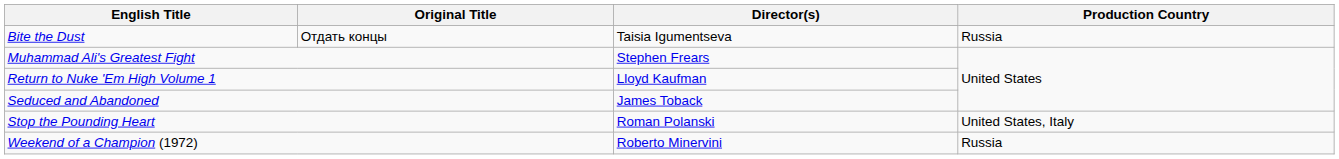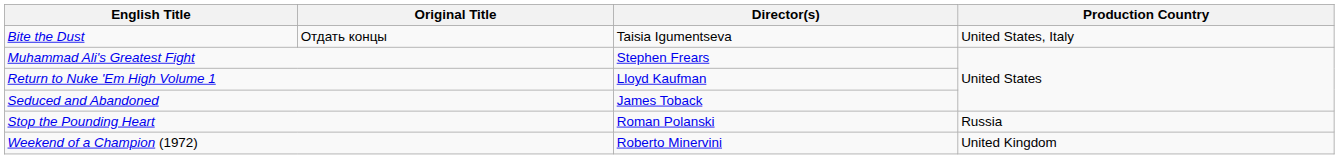(982, 36) Russia -> (1018, 36) United States, Italy
(1018, 121) United States, Italy -> (982, 121) Russia
(982, 143) Russia -> (1009, 143) United Kingdom
